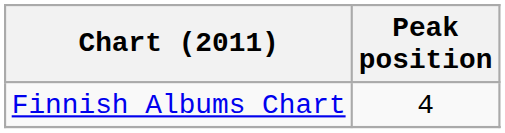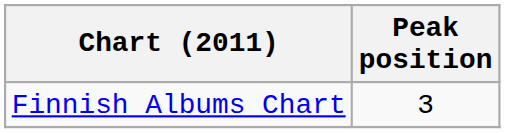(426, 105) 4 -> (426, 105) 3
